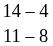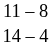rows swapped: (26, 11) <-> (26, 36)
